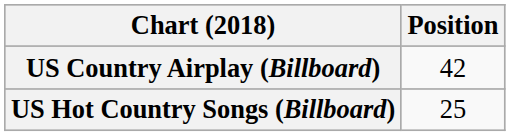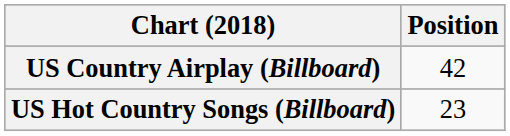(453, 109) 25 -> (453, 109) 23
